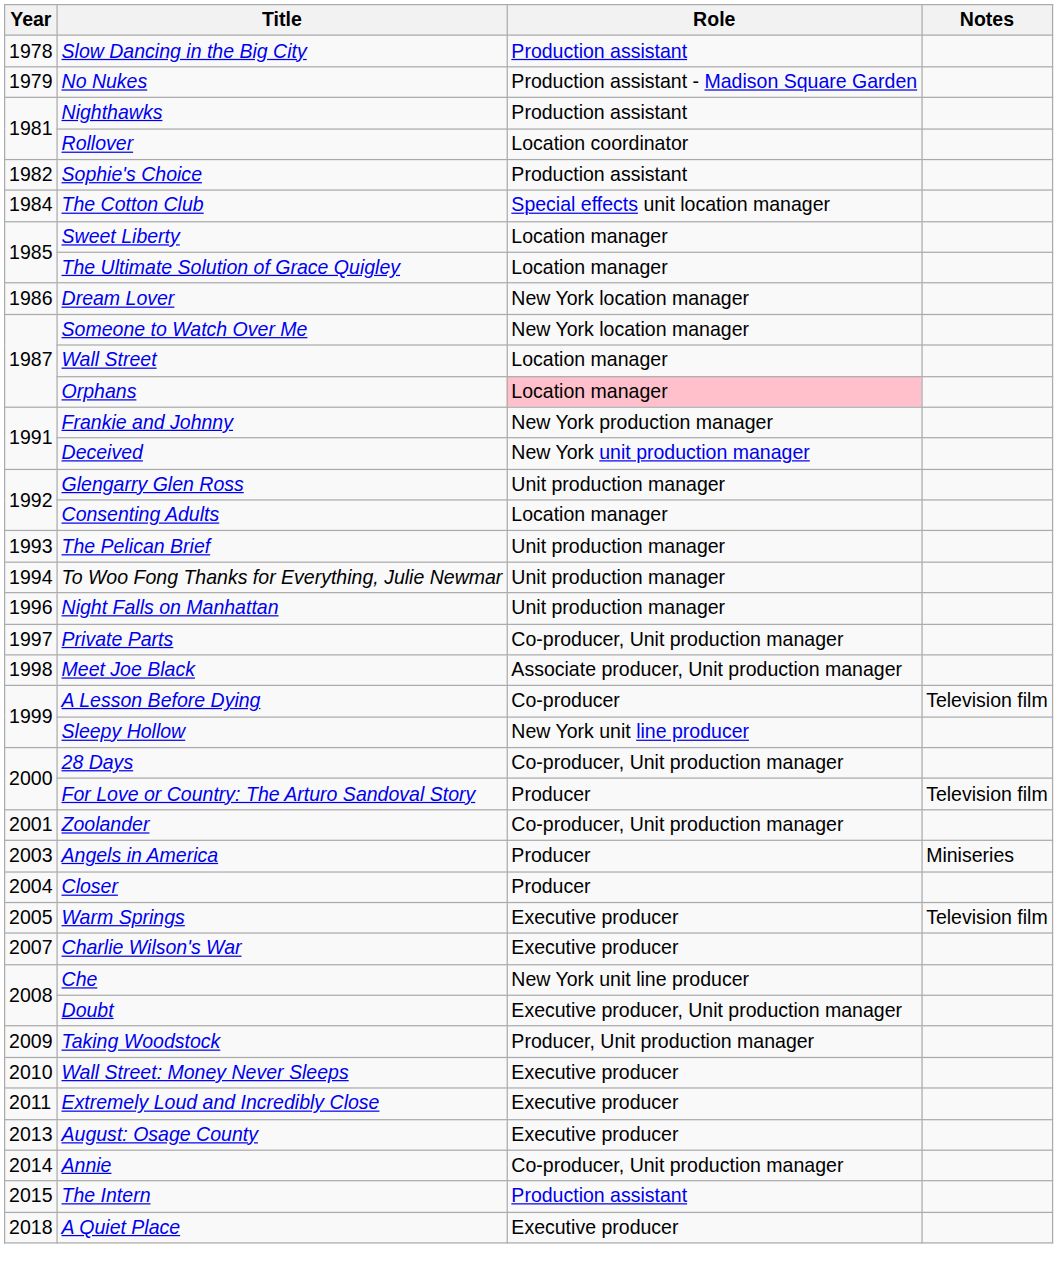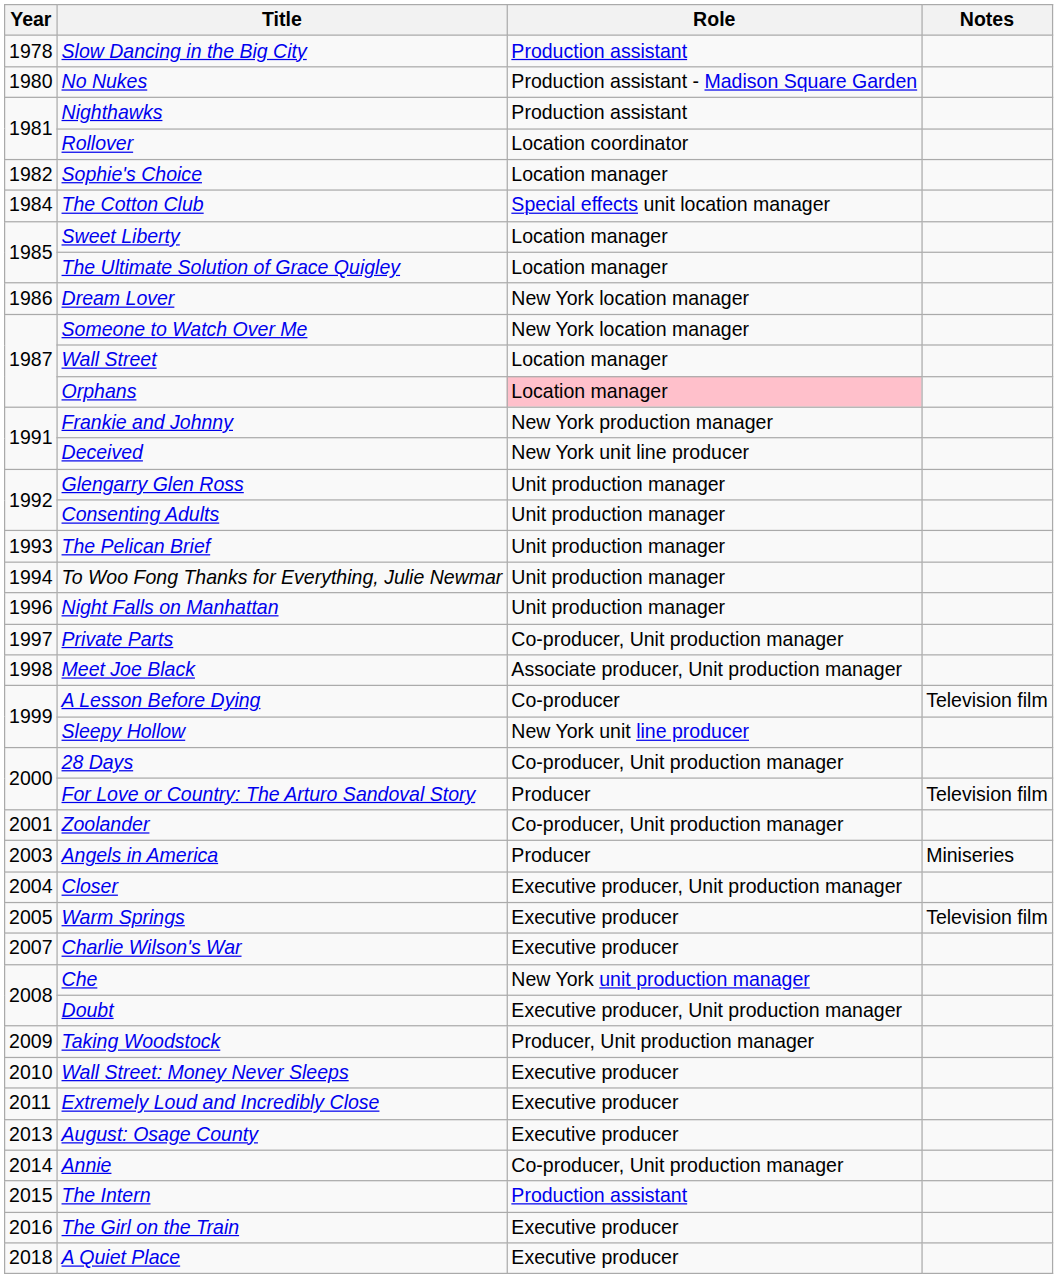(31, 81) 1979 -> (31, 81) 1980
(599, 174) Production assistant -> (590, 174) Location manager
(661, 453) New York unit production manager -> (630, 453) New York unit line producer
(590, 515) Location manager -> (618, 515) Unit production manager
(551, 886) Producer -> (707, 886) Executive producer, Unit production manager
(630, 979) New York unit line producer -> (661, 979) New York unit production manager
+ row: (150, 1227)
